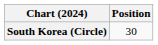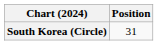(131, 31) 30 -> (131, 31) 31
